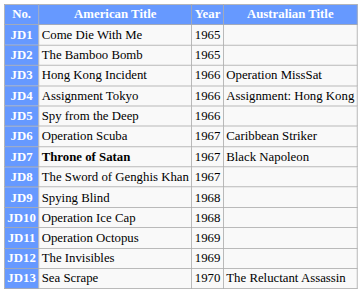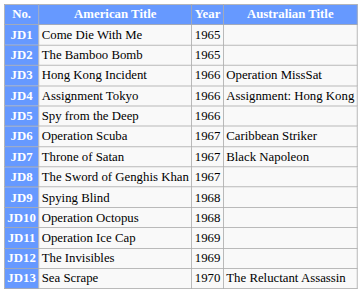(86, 156) bold -> (83, 156) normal
(89, 217) Operation Ice Cap -> (90, 217) Operation Octopus
(90, 237) Operation Octopus -> (89, 237) Operation Ice Cap
